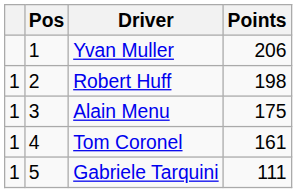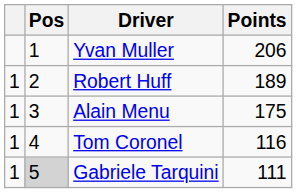(270, 81) 198 -> (270, 81) 189
(270, 142) 161 -> (271, 142) 116
(34, 173) no background -> (34, 173) lightgrey background
